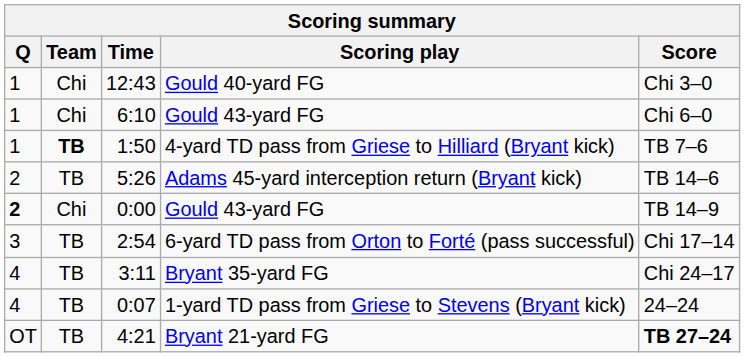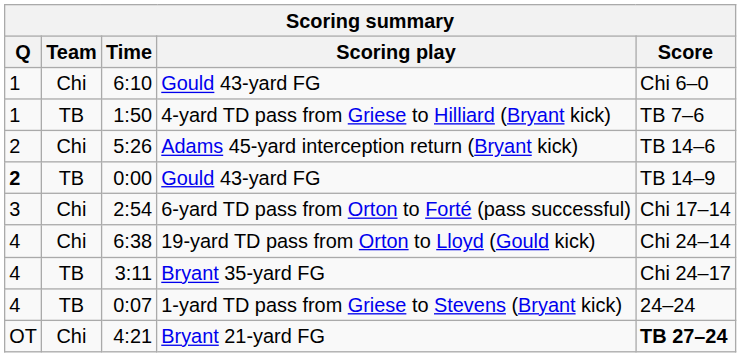- row: (131, 84)
(71, 147) bold -> (71, 115) normal
(71, 178) TB -> (71, 147) Chi
(71, 210) Chi -> (71, 178) TB
(71, 241) TB -> (71, 210) Chi
+ row: (133, 241)
(71, 336) TB -> (71, 336) Chi
